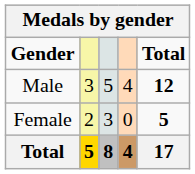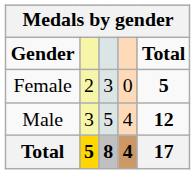rows swapped: (43, 86) <-> (43, 119)
